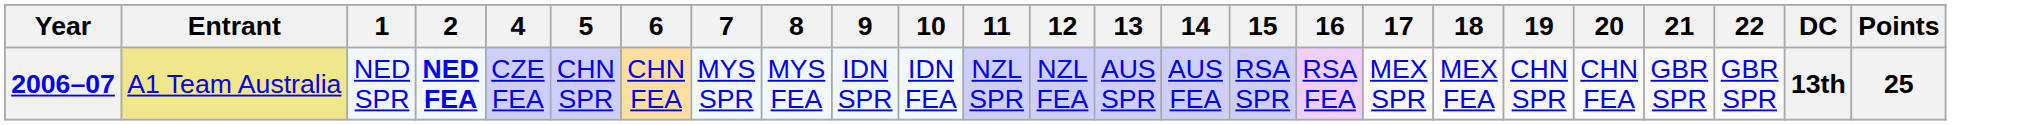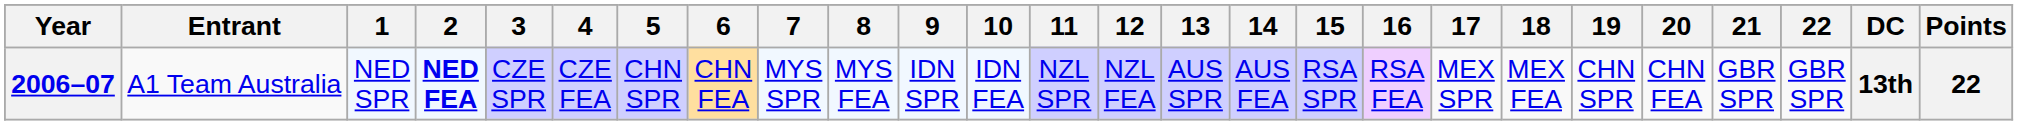+ column: (519, 26)
(234, 83) khaki background -> (234, 83) no background
(1899, 83) 25 -> (1966, 83) 22
